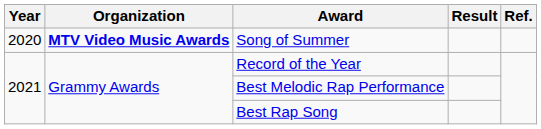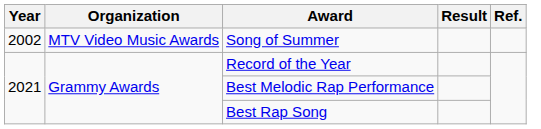(25, 40) 2020 -> (25, 40) 2002
(139, 40) bold -> (134, 40) normal
